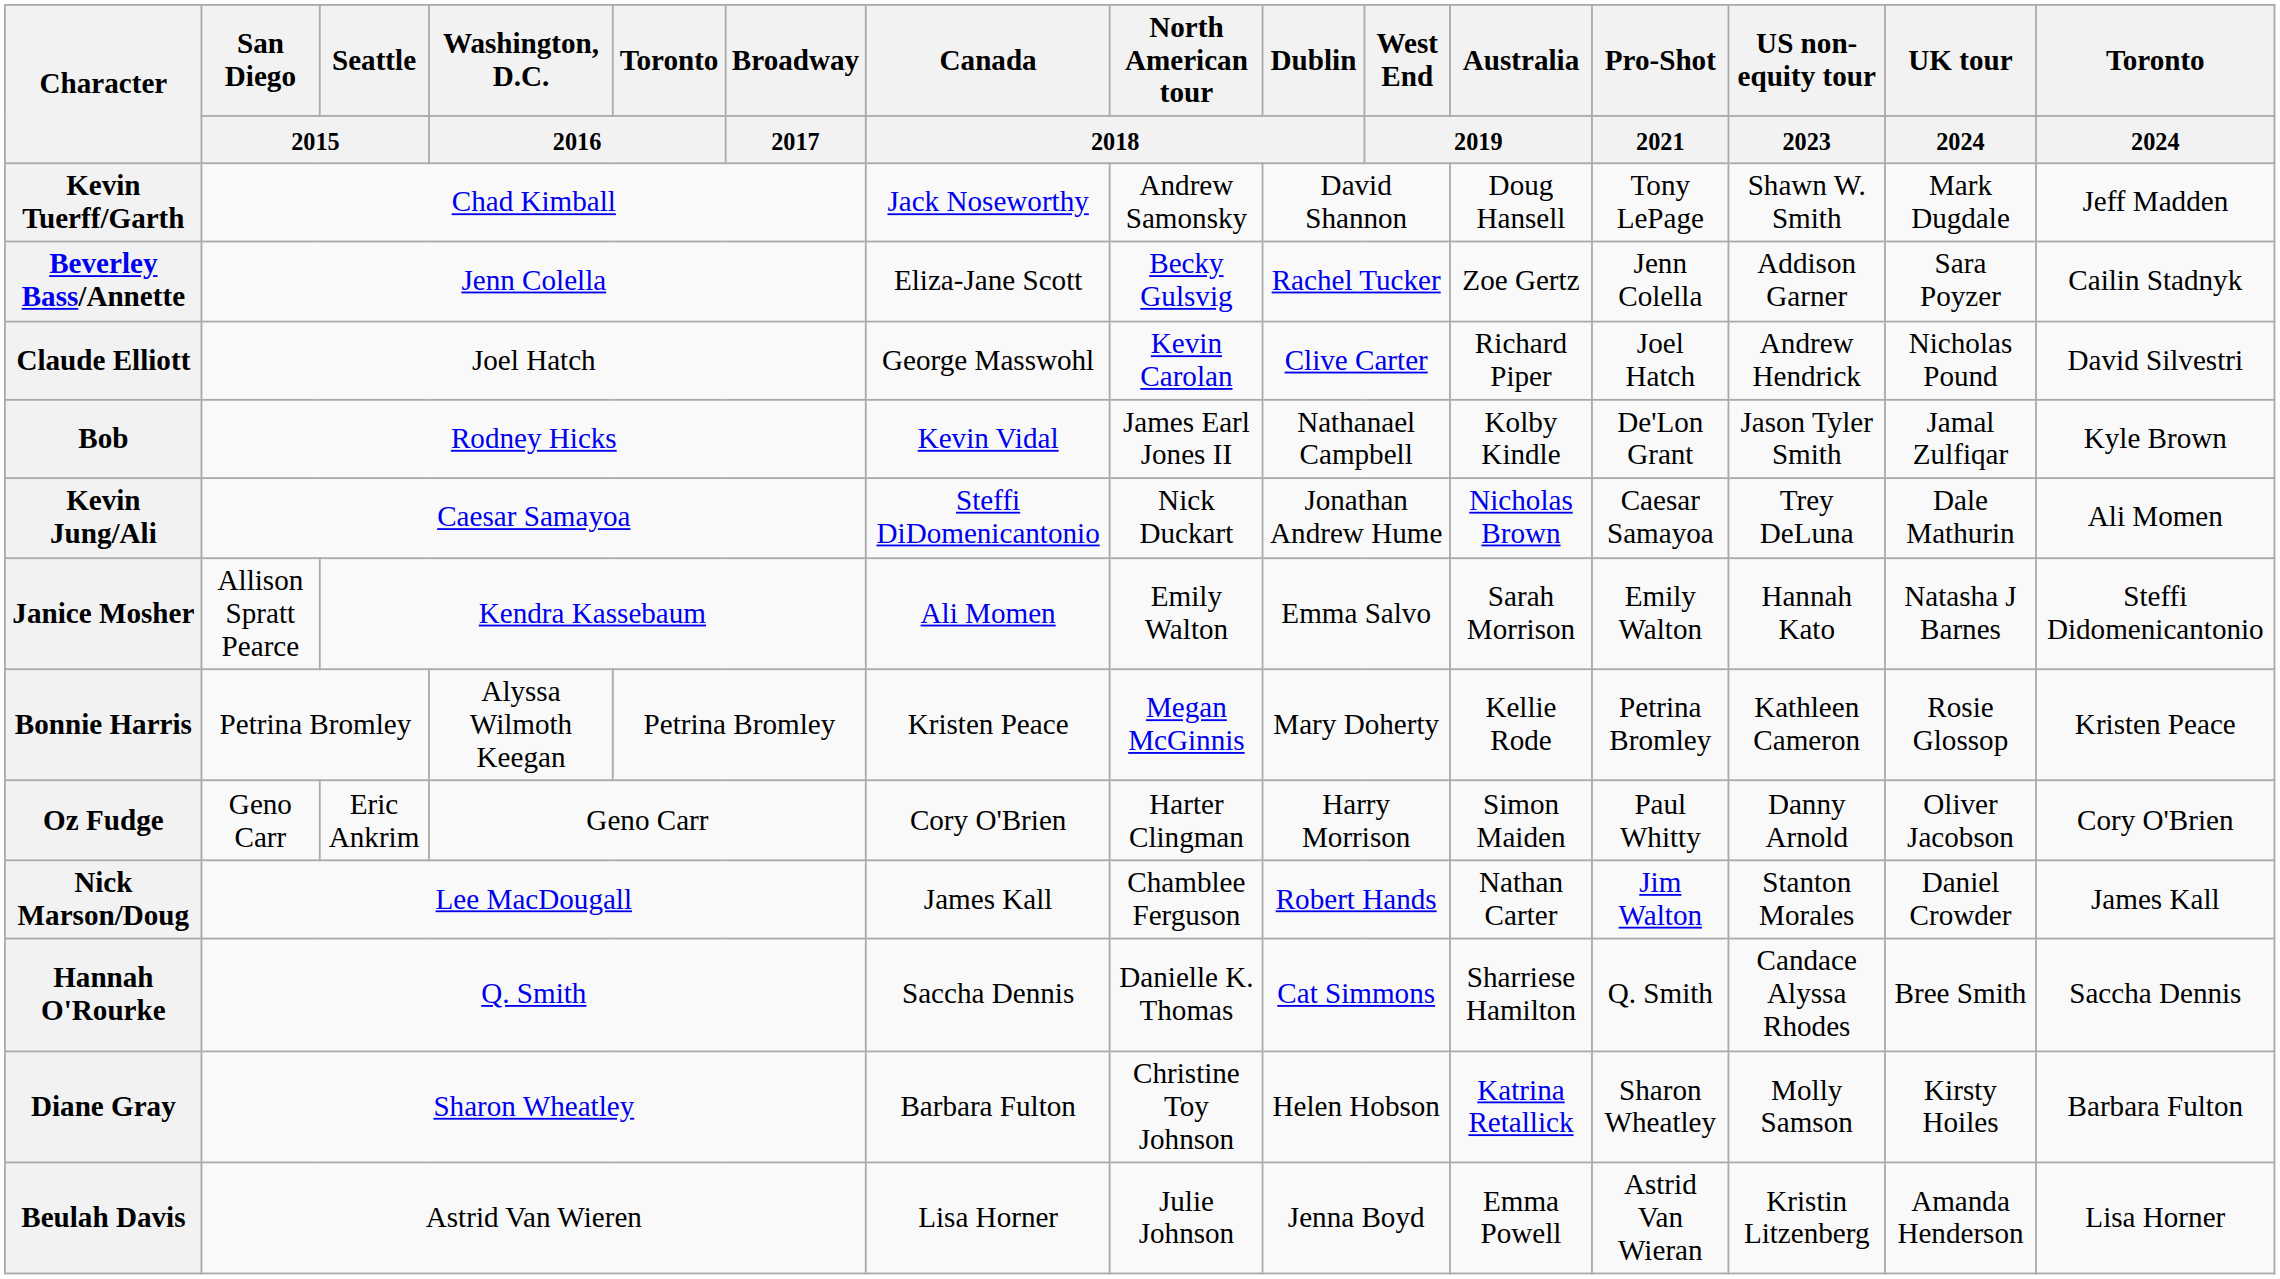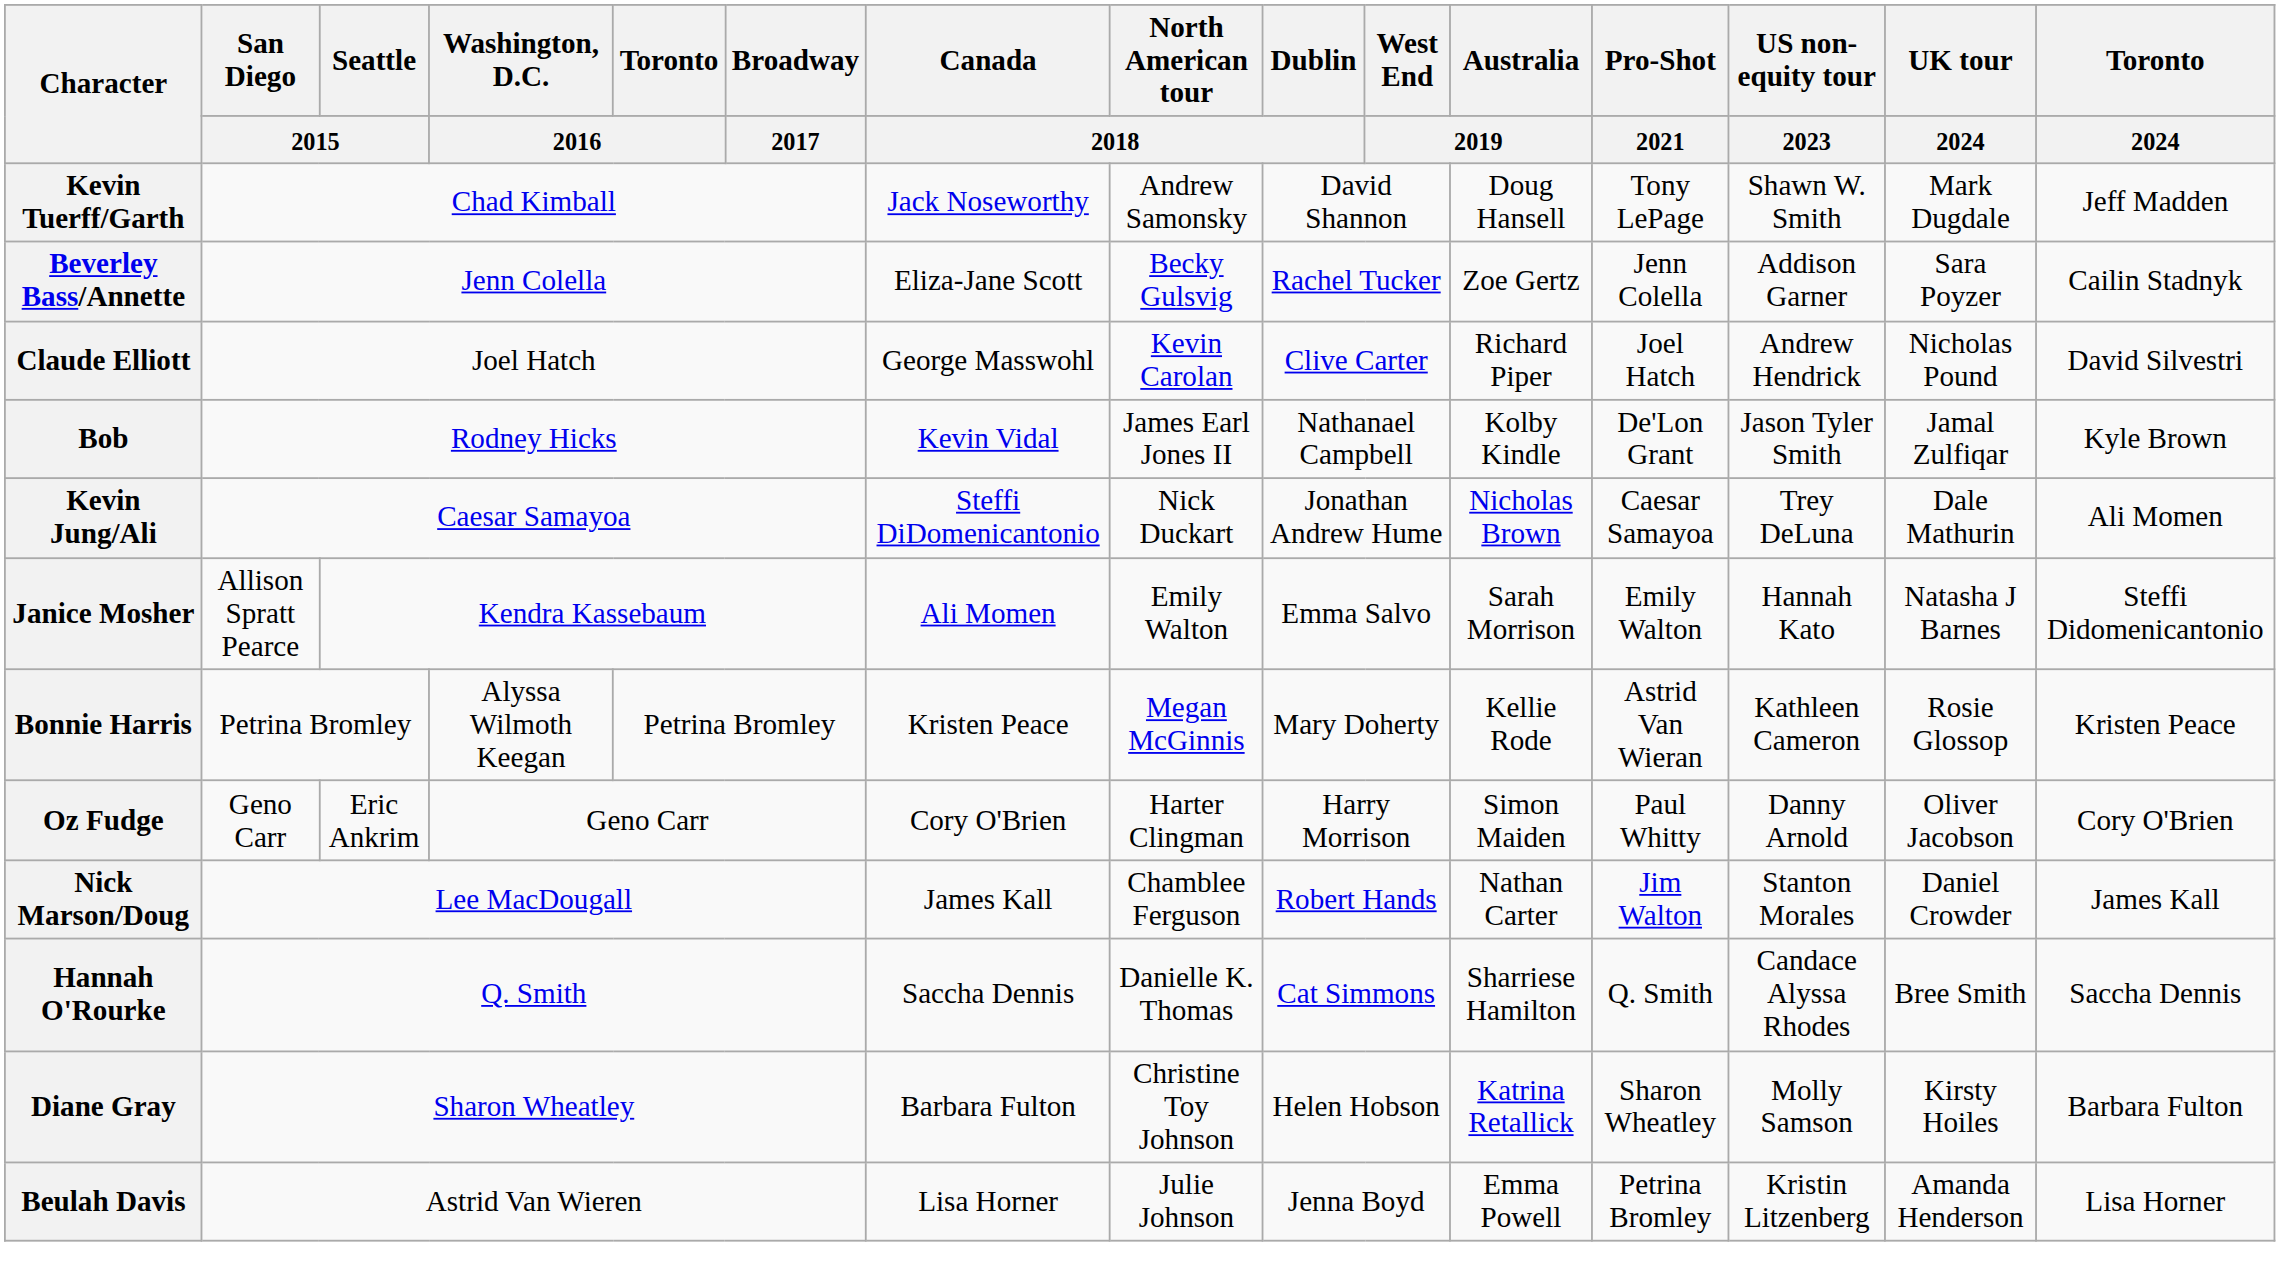(1660, 724) Petrina Bromley -> (1660, 724) Astrid Van Wieran
(1660, 1217) Astrid Van Wieran -> (1660, 1201) Petrina Bromley
